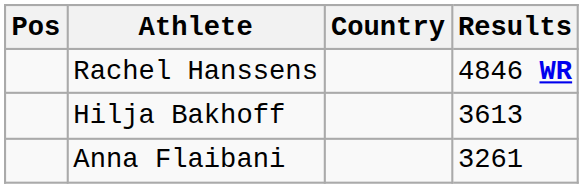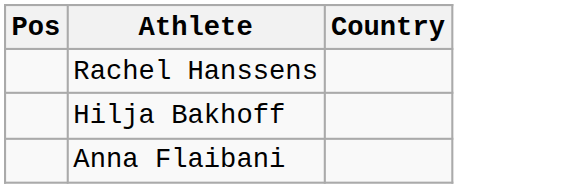- column: (515, 27)
